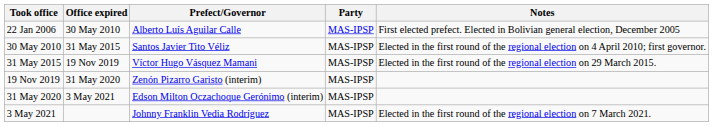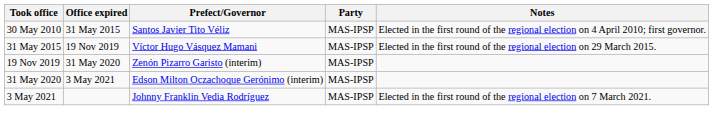- row: (31, 29)
